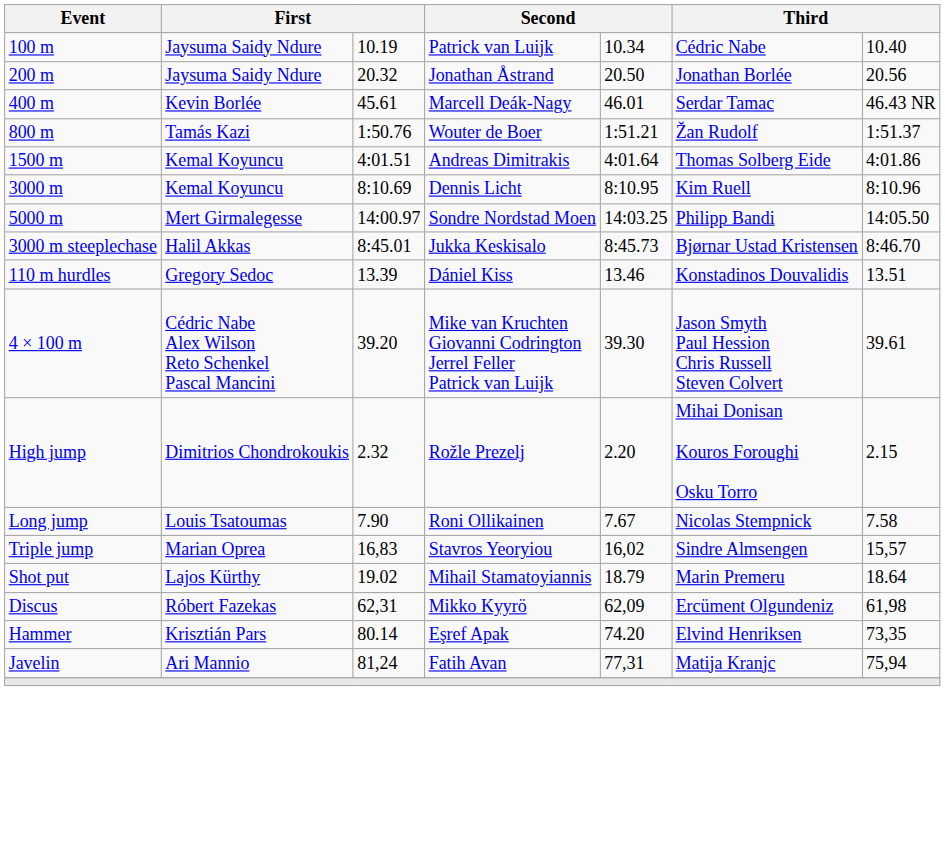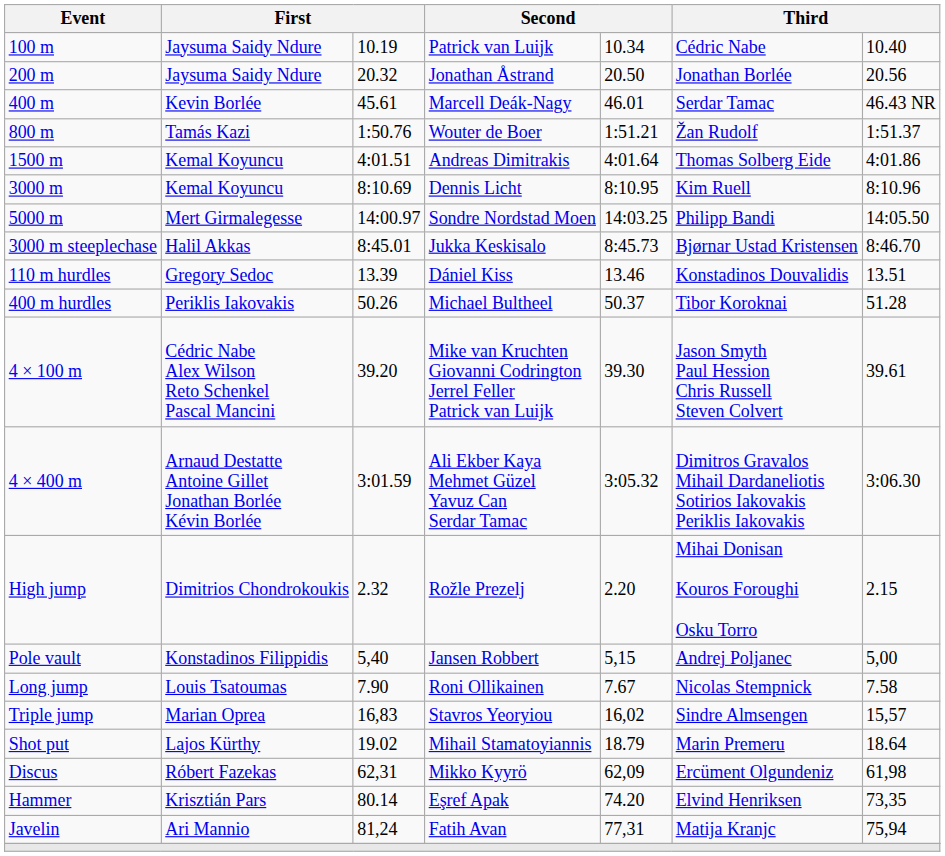+ row: (60, 302)
+ row: (45, 480)
+ row: (45, 658)
